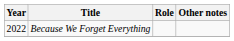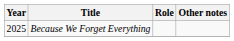(16, 28) 2022 -> (16, 28) 2025
